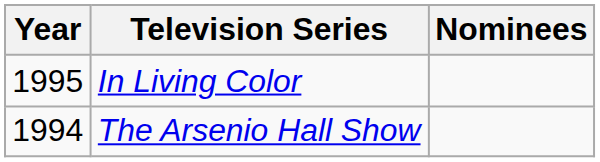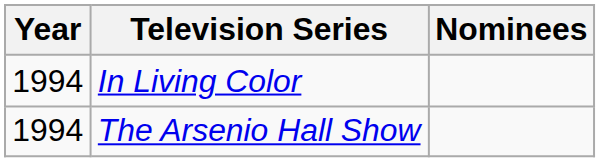(48, 80) 1995 -> (48, 80) 1994
